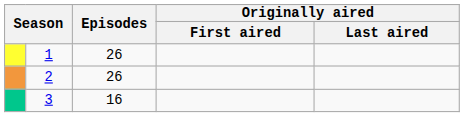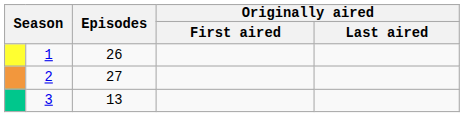(114, 78) 26 -> (114, 78) 27
(114, 100) 16 -> (114, 100) 13
